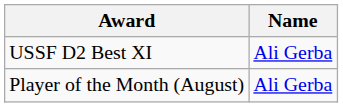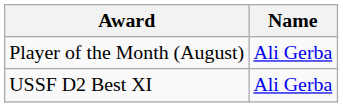rows swapped: (127, 84) <-> (81, 52)
